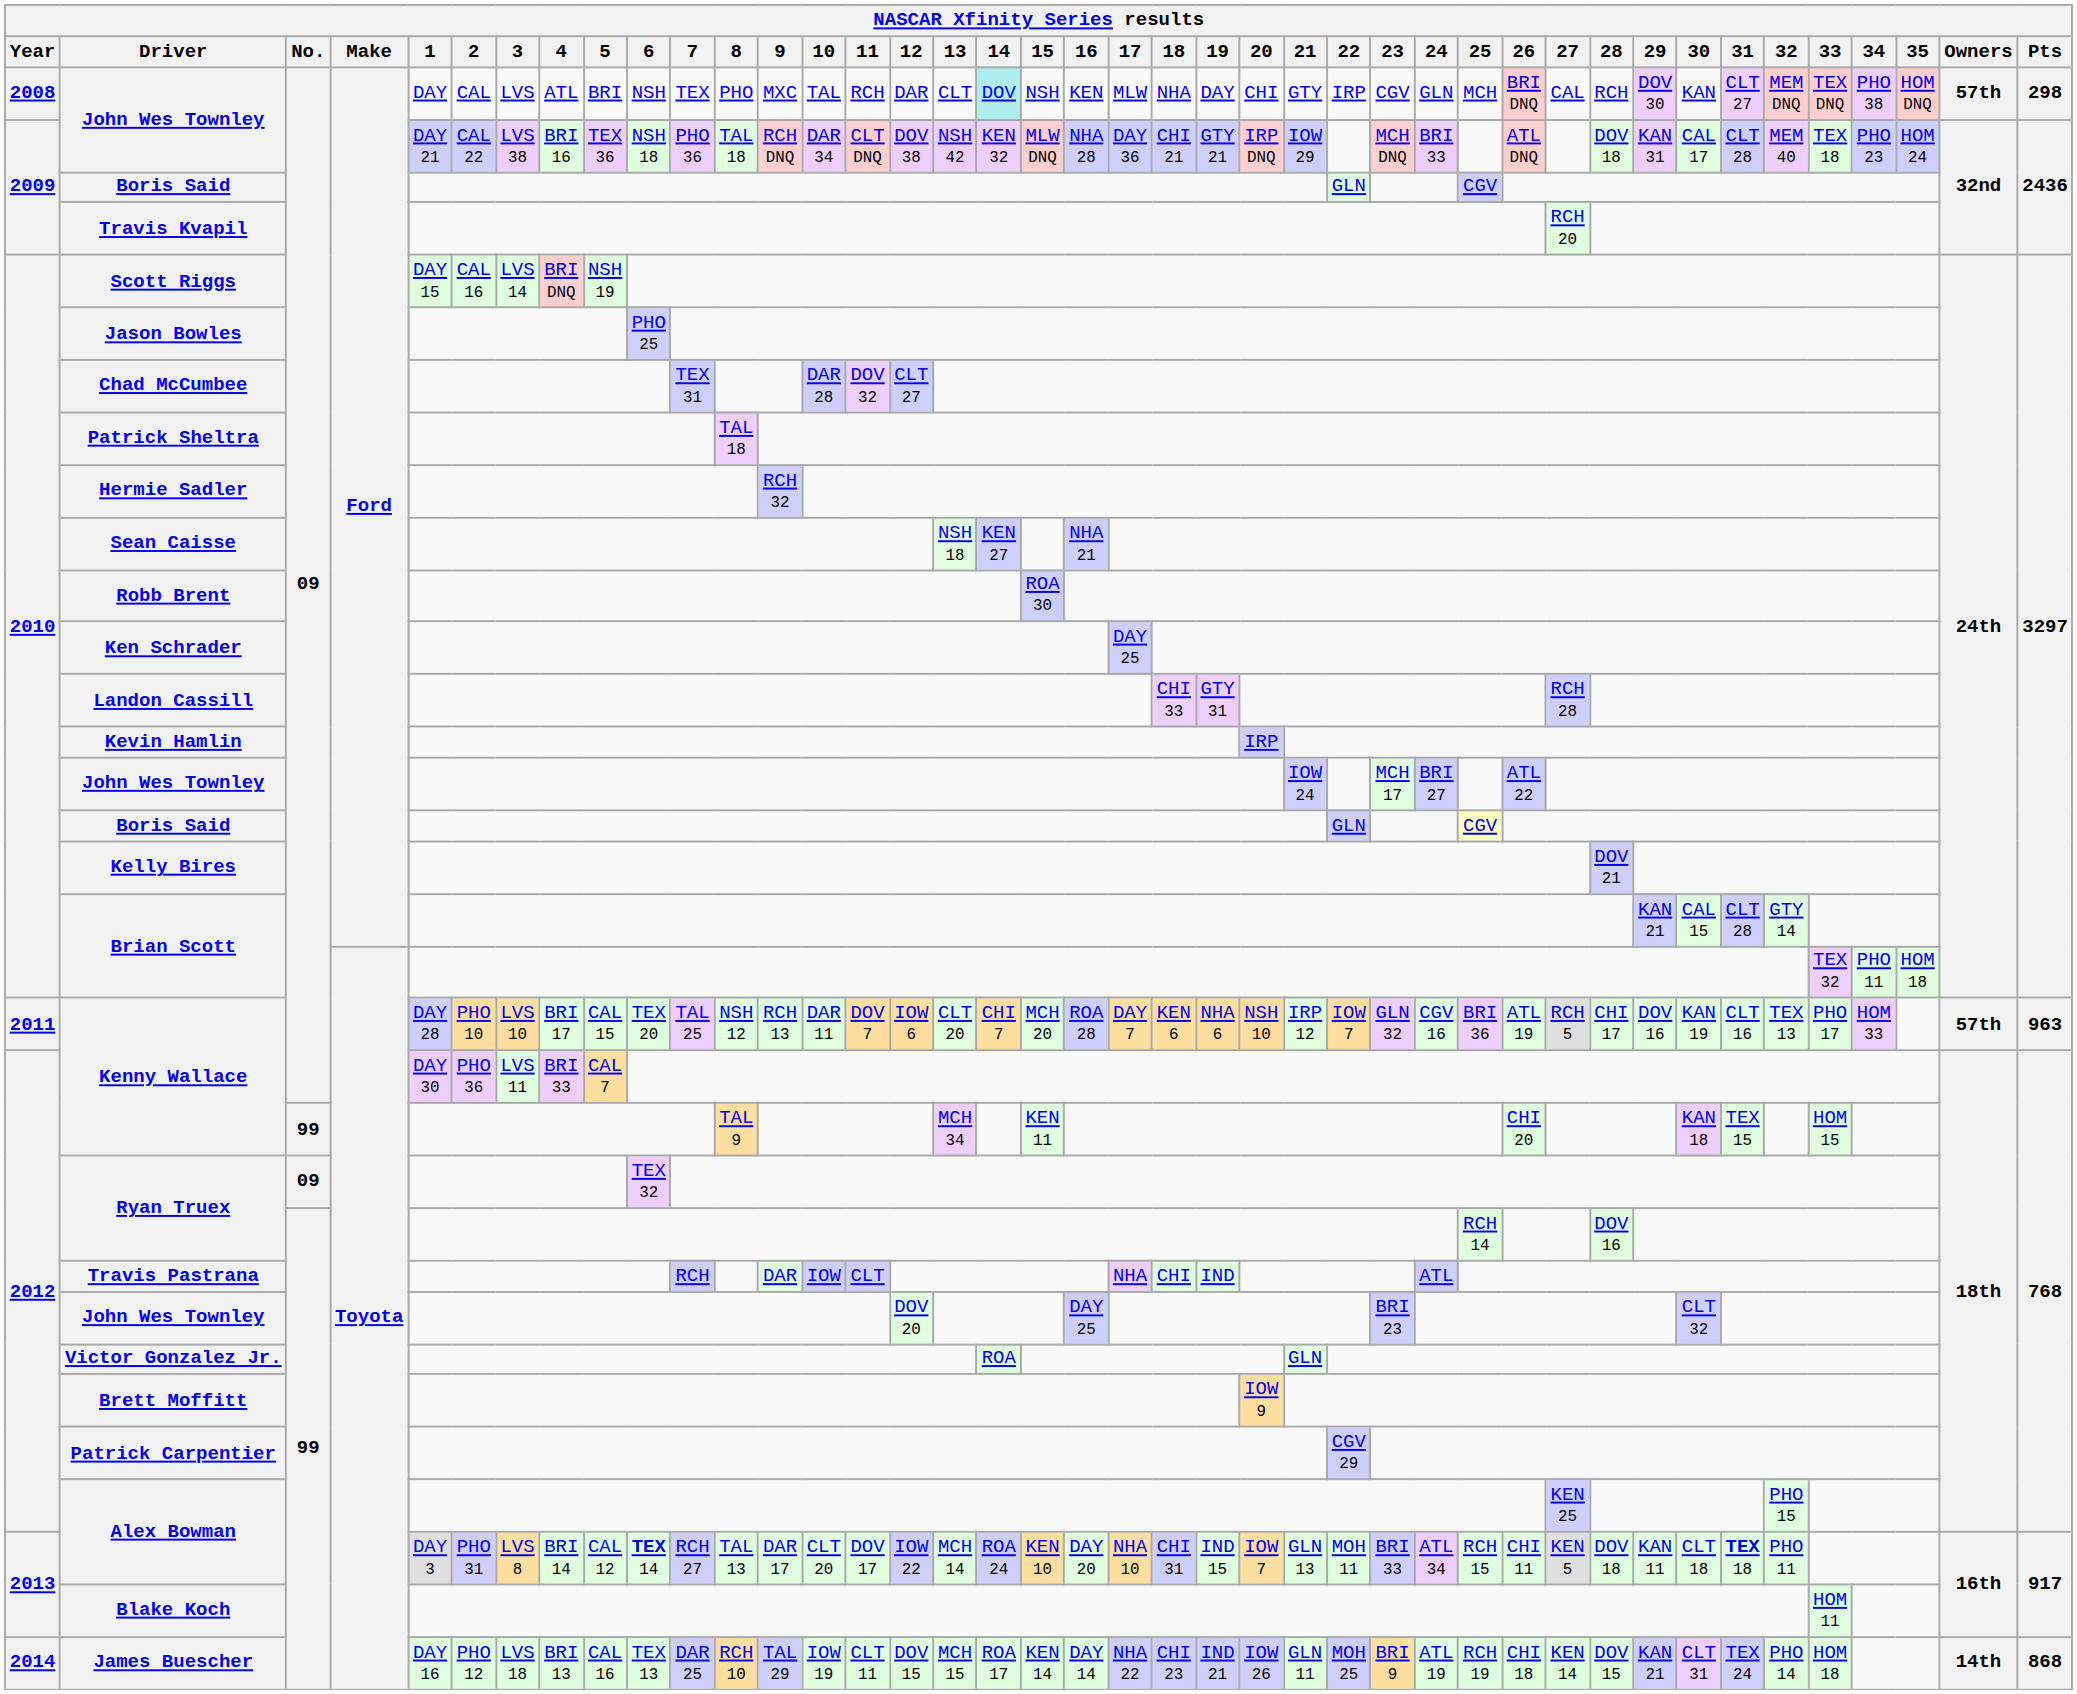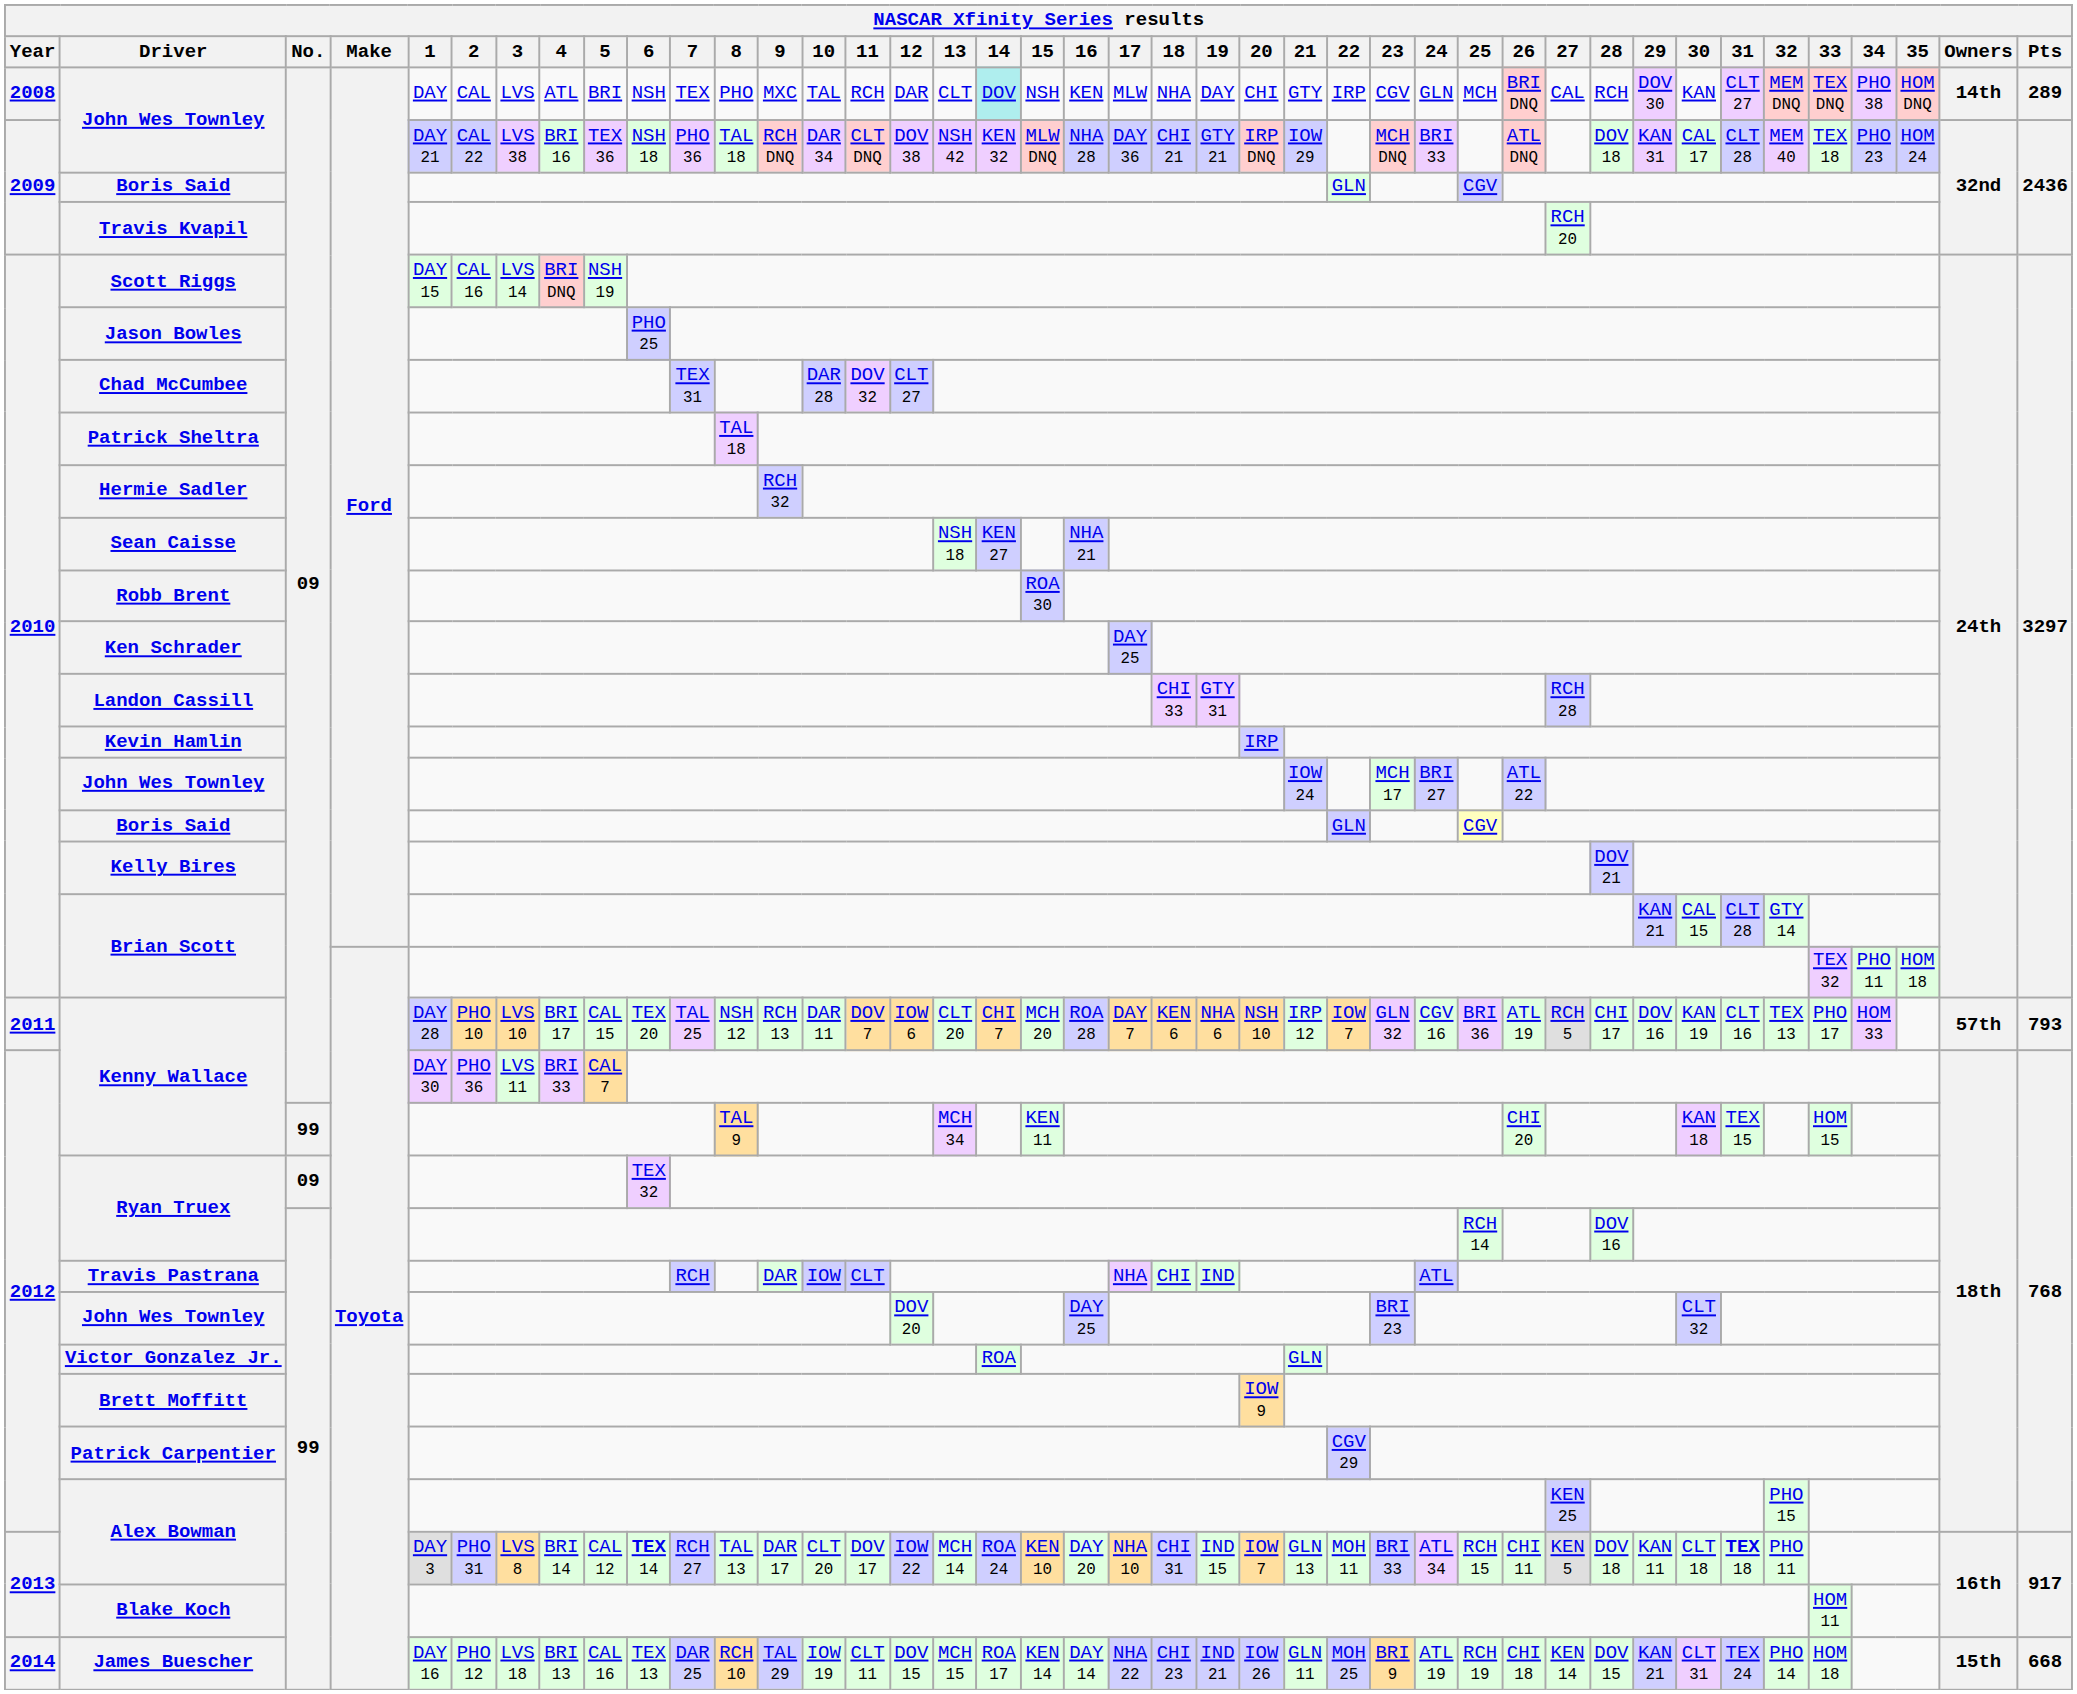(1978, 93) 57th -> (1978, 93) 14th
(2045, 93) 298 -> (2045, 93) 289
(2045, 1024) 963 -> (2045, 1024) 793
(1978, 1663) 14th -> (1978, 1663) 15th
(2045, 1663) 868 -> (2045, 1663) 668
